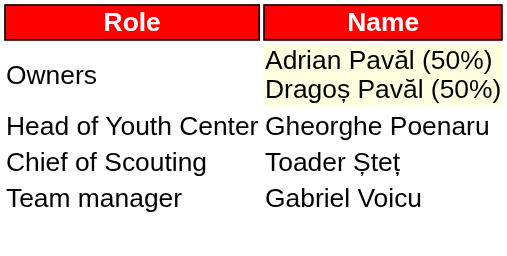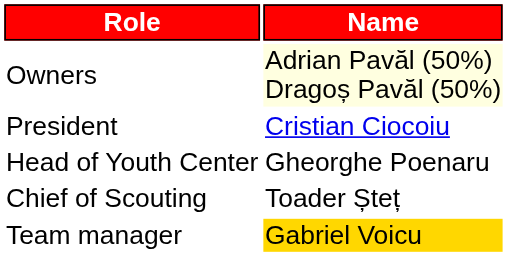+ row: (62, 126)
(344, 198) no background -> (344, 234) gold background
